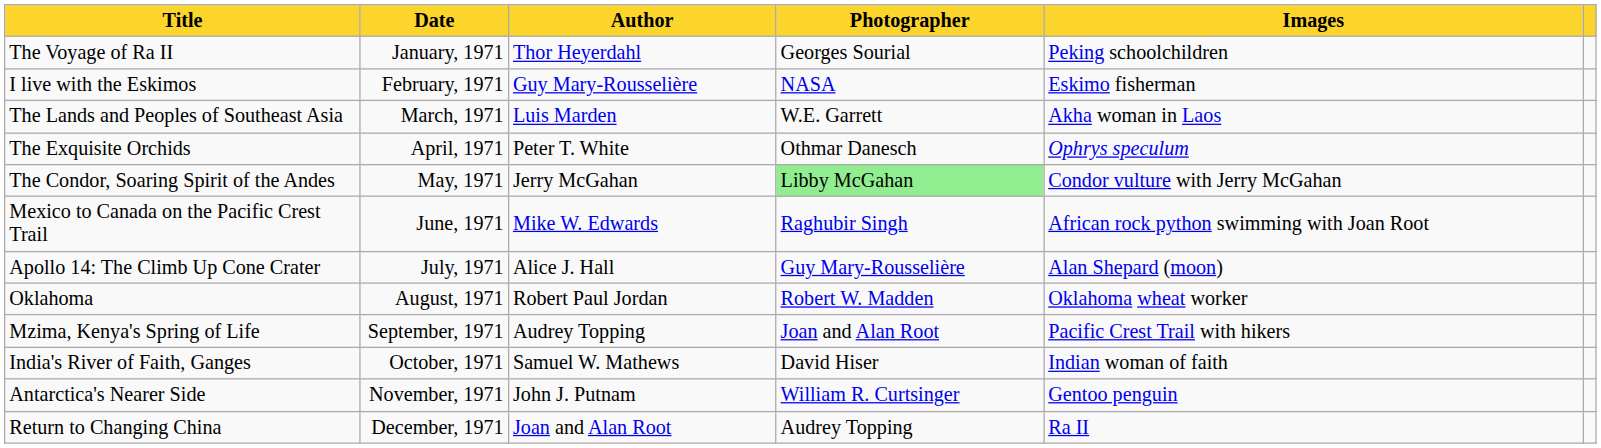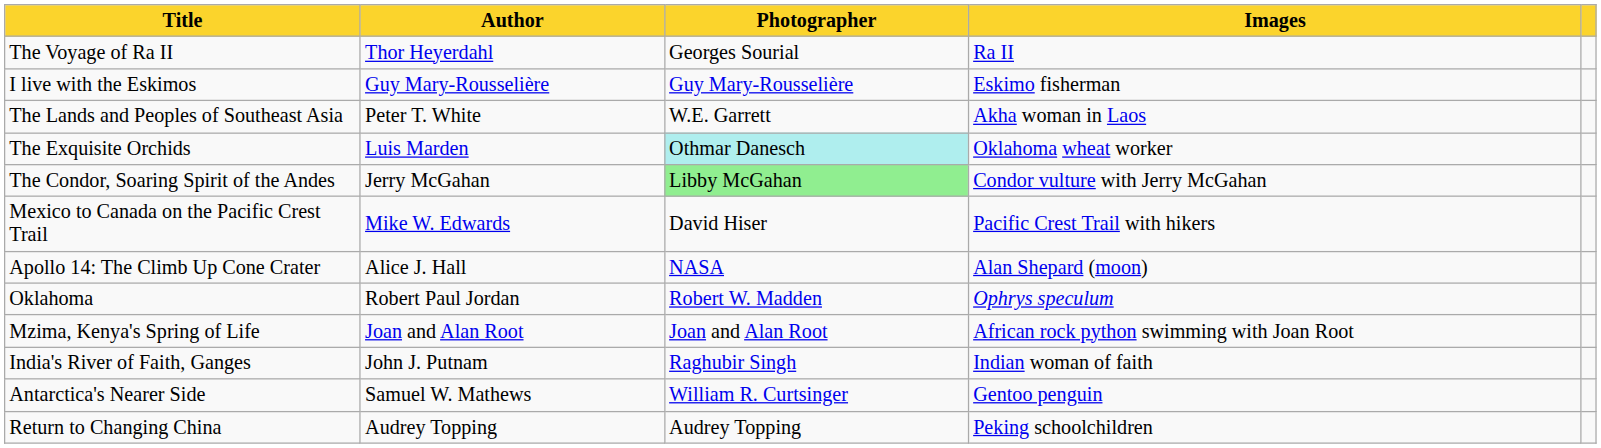- column: (434, 20)
(1138, 52) Peking schoolchildren -> (994, 52) Ra II
(808, 84) NASA -> (761, 84) Guy Mary-Rousselière
(565, 116) Luis Marden -> (423, 116) Peter T. White
(571, 148) Peter T. White -> (417, 148) Luis Marden
(849, 148) no background -> (737, 148) paleturquoise background
(1118, 148) Ophrys speculum -> (1073, 148) Oklahoma wheat worker
(844, 223) Raghubir Singh -> (718, 223) David Hiser
(1239, 223) African rock python swimming with Joan Root -> (1094, 223) Pacific Crest Trail with hikers
(873, 266) Guy Mary-Rousselière -> (697, 266) NASA
(1148, 298) Oklahoma wheat worker -> (1043, 298) Ophrys speculum
(579, 330) Audrey Topping -> (444, 330) Joan and Alan Root
(1169, 330) Pacific Crest Trail with hikers -> (1164, 330) African rock python swimming with Joan Root
(596, 362) Samuel W. Mathews -> (426, 362) John J. Putnam
(830, 362) David Hiser -> (733, 362) Raghubir Singh
(574, 394) John J. Putnam -> (448, 394) Samuel W. Mathews
(592, 426) Joan and Alan Root -> (431, 426) Audrey Topping
(1069, 426) Ra II -> (1063, 426) Peking schoolchildren
